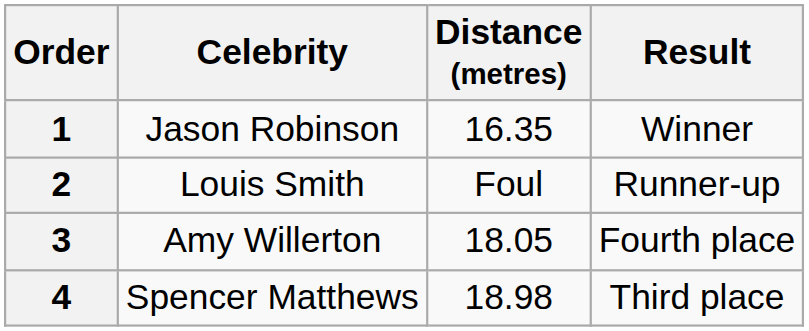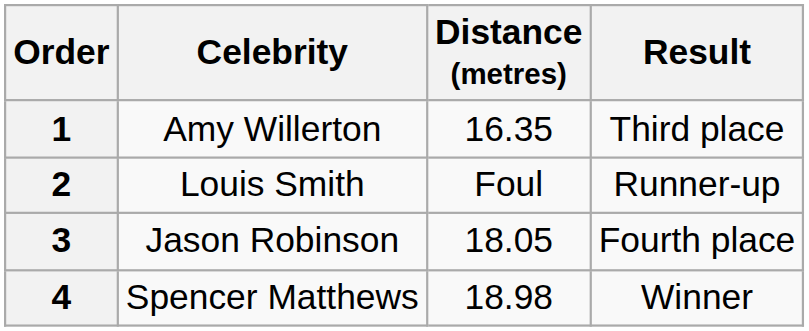(272, 128) Jason Robinson -> (272, 128) Amy Willerton
(697, 128) Winner -> (697, 128) Third place
(272, 240) Amy Willerton -> (272, 240) Jason Robinson
(697, 296) Third place -> (697, 296) Winner
